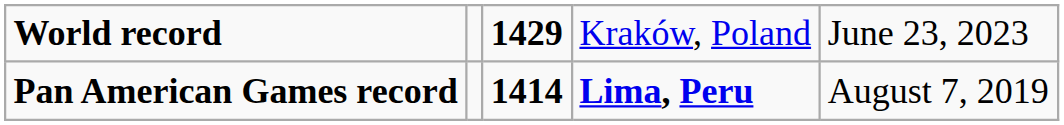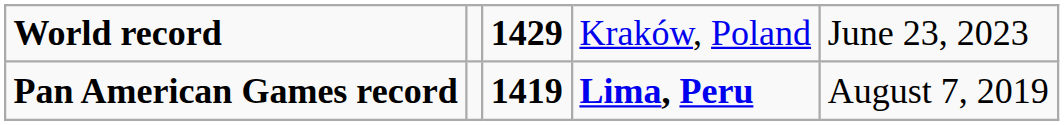(527, 90) 1414 -> (527, 90) 1419
